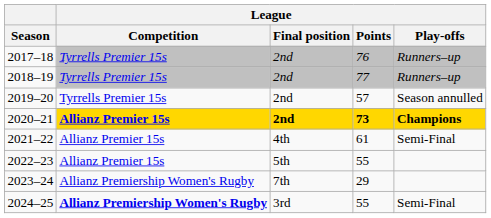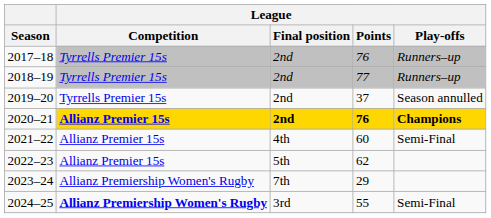(363, 98) 57 -> (363, 98) 37
(363, 118) 73 -> (363, 118) 76
(363, 139) 61 -> (363, 139) 60
(363, 160) 55 -> (363, 160) 62
